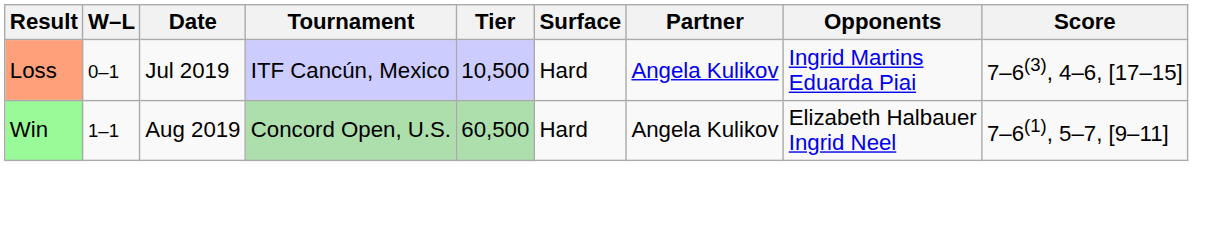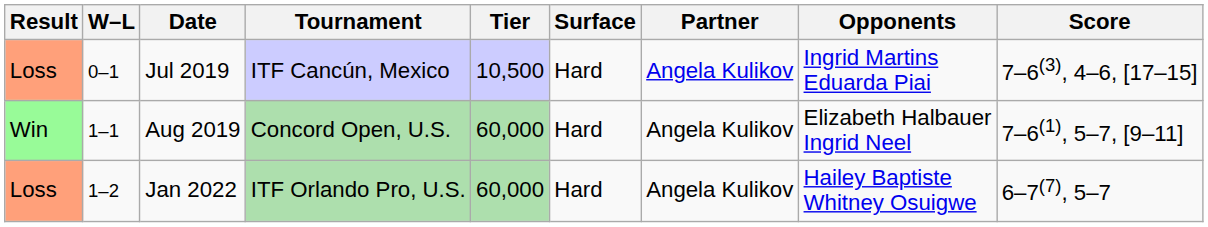(495, 130) 60,500 -> (510, 130) 60,000
+ row: (191, 190)
